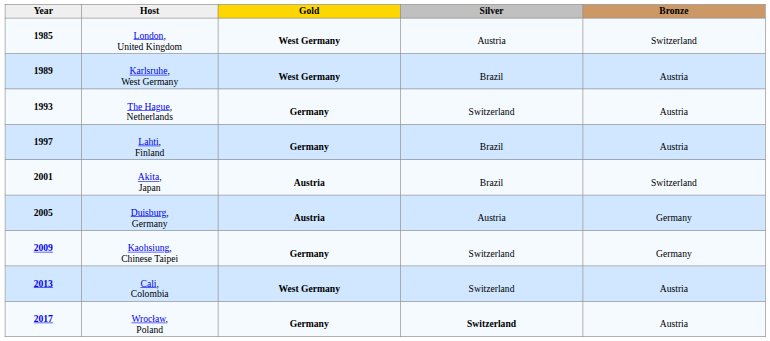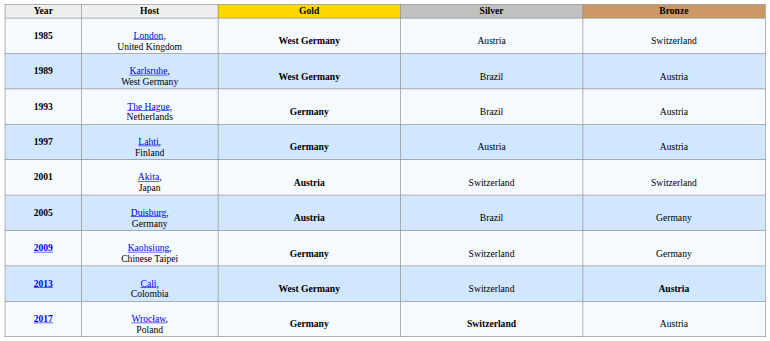(492, 112) Switzerland -> (492, 112) Brazil
(492, 147) Brazil -> (492, 147) Austria
(492, 183) Brazil -> (492, 183) Switzerland
(492, 218) Austria -> (492, 218) Brazil
(674, 289) normal -> (674, 289) bold
